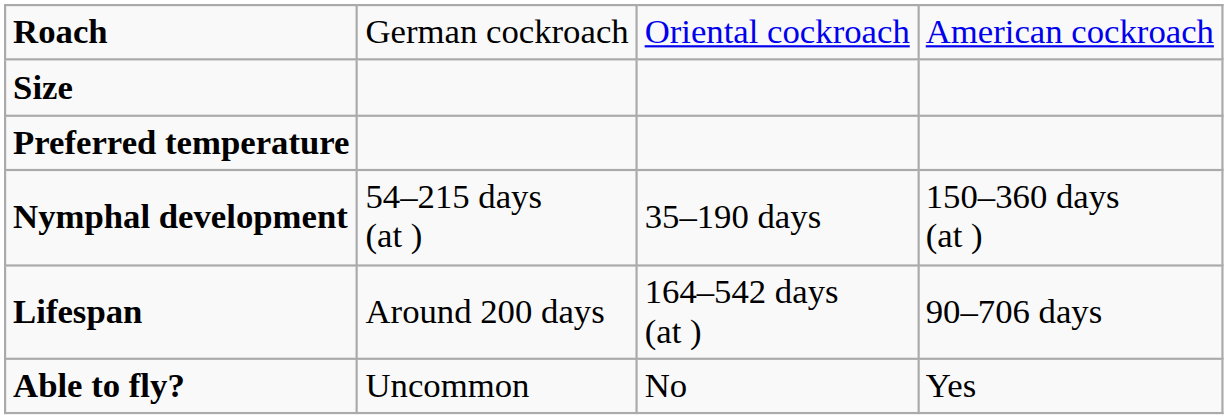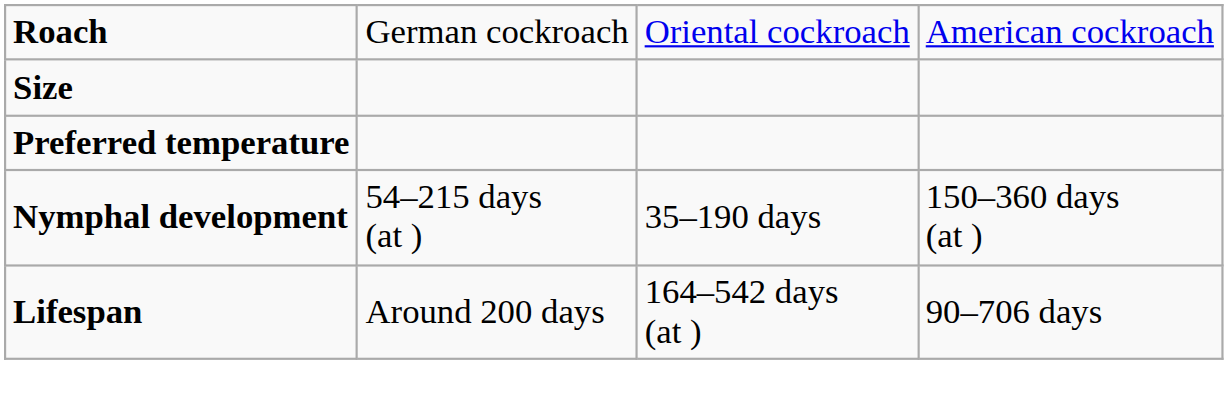- row: (99, 385)
